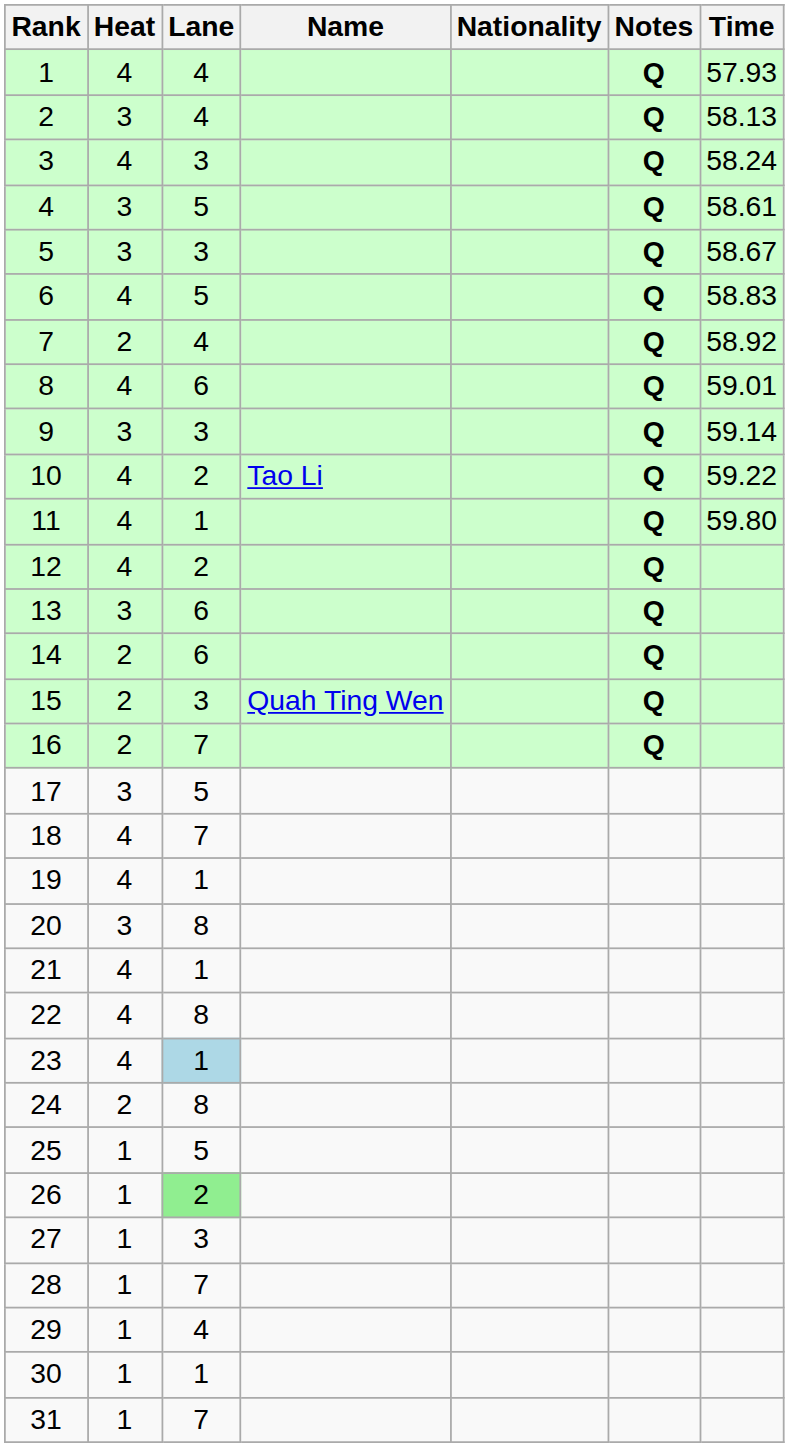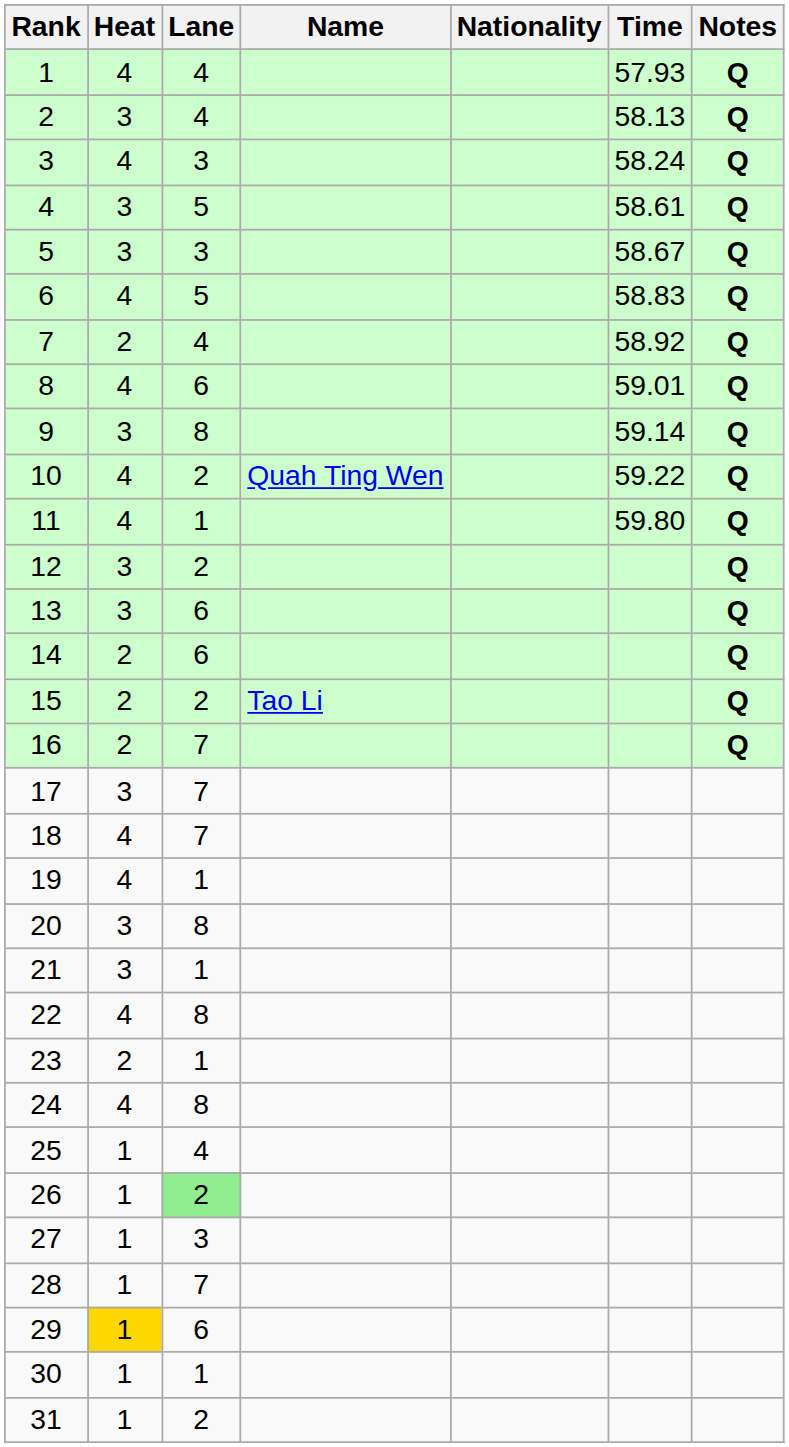columns swapped: (742, 26) <-> (654, 26)
(201, 431) 3 -> (201, 431) 8
(285, 476) Tao Li -> (345, 476) Quah Ting Wen
(124, 565) 4 -> (124, 565) 3
(201, 700) 3 -> (201, 700) 2
(345, 700) Quah Ting Wen -> (285, 700) Tao Li
(201, 790) 5 -> (201, 790) 7
(124, 970) 4 -> (124, 970) 3
(124, 1059) 4 -> (124, 1059) 2
(201, 1059) lightblue background -> (201, 1059) no background
(124, 1104) 2 -> (124, 1104) 4
(201, 1149) 5 -> (201, 1149) 4
(124, 1329) no background -> (124, 1329) gold background
(201, 1329) 4 -> (201, 1329) 6
(201, 1419) 7 -> (201, 1419) 2
